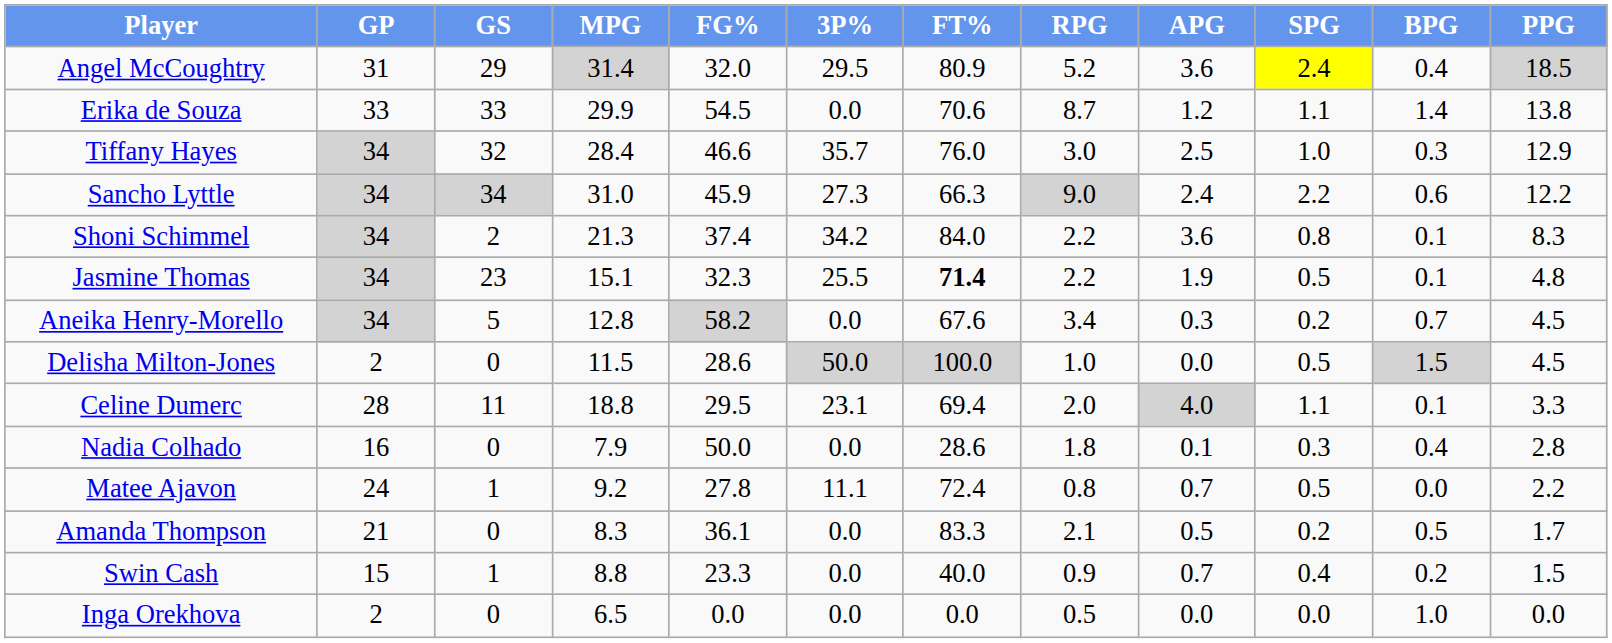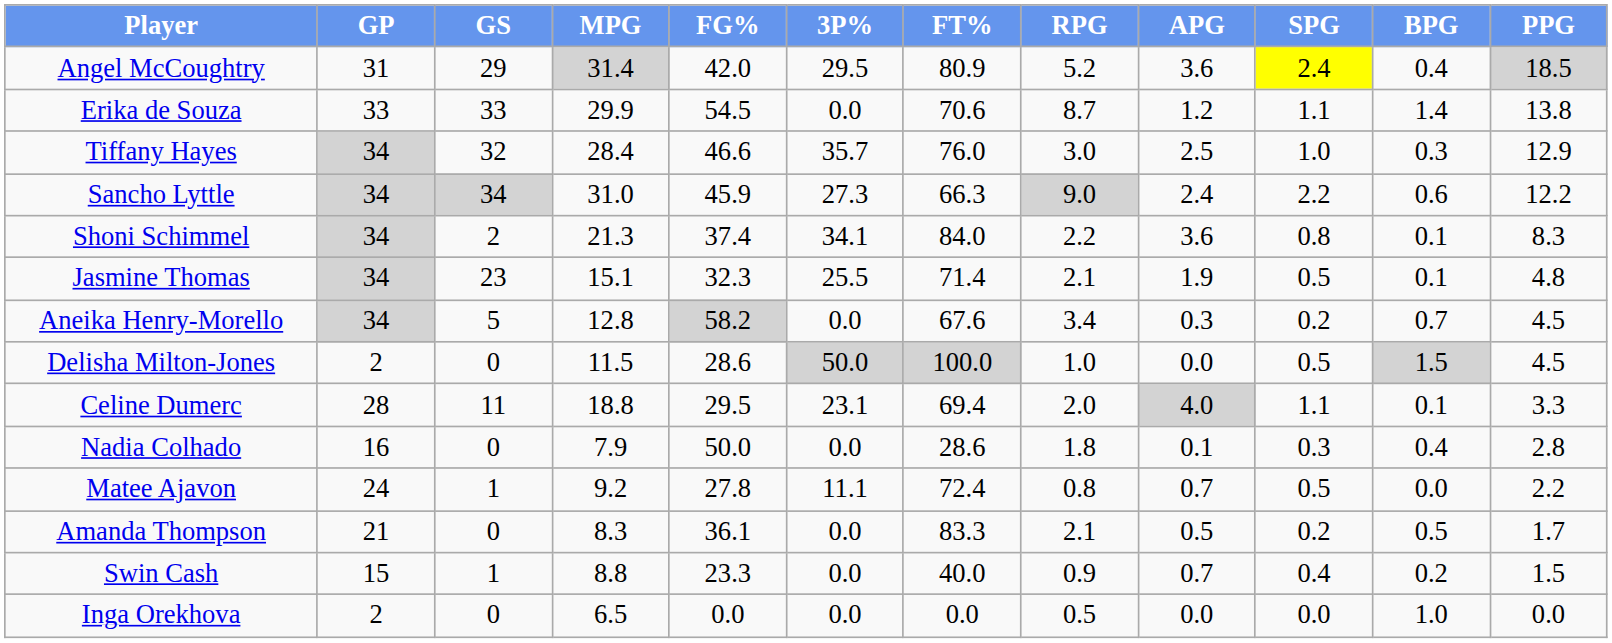(728, 67) 32.0 -> (728, 67) 42.0
(845, 236) 34.2 -> (845, 236) 34.1
(962, 278) bold -> (962, 278) normal
(1080, 278) 2.2 -> (1080, 278) 2.1
